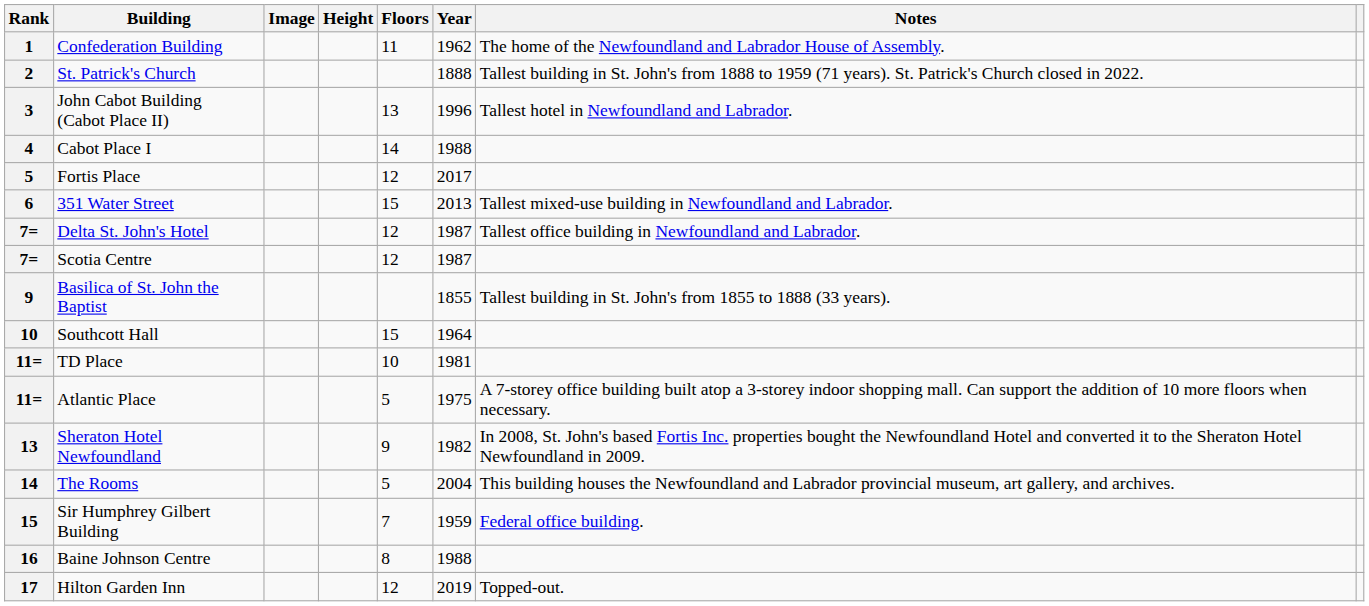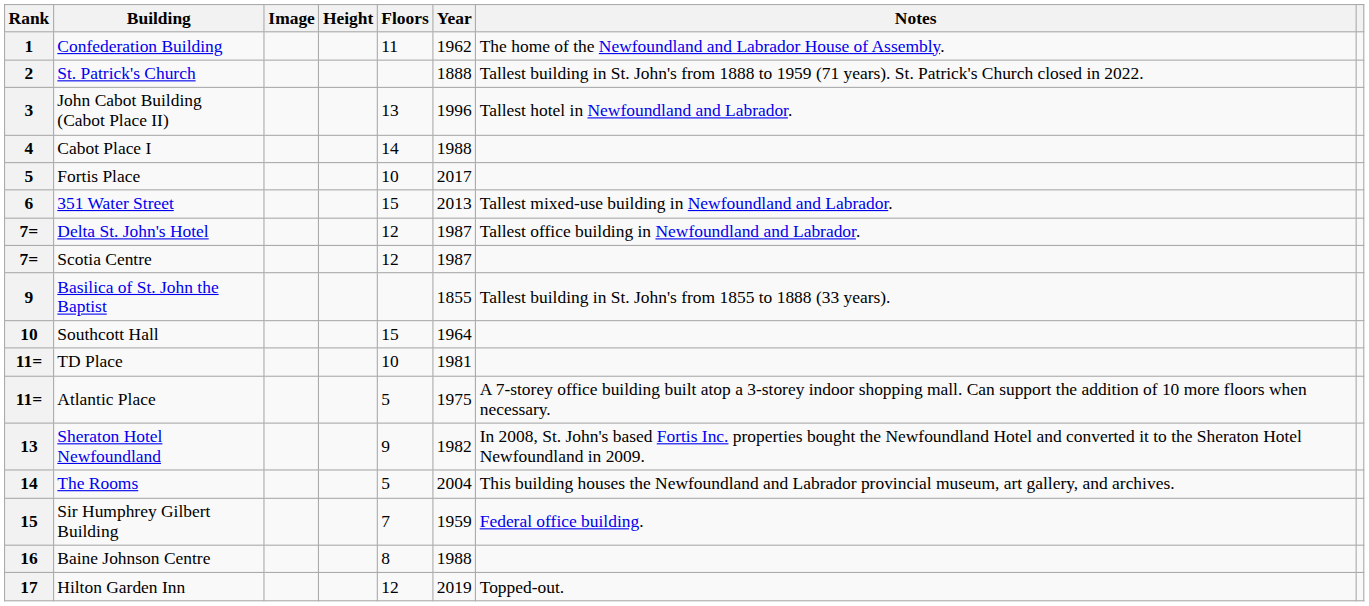(390, 176) 12 -> (390, 176) 10
